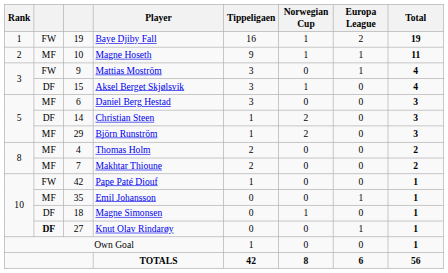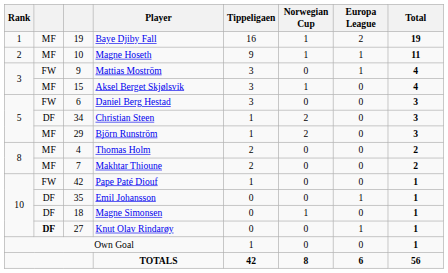(49, 39) FW -> (49, 39) MF
(49, 87) DF -> (49, 87) MF
(49, 102) MF -> (49, 102) FW
(78, 118) 14 -> (78, 118) 34
(49, 197) MF -> (49, 197) DF
